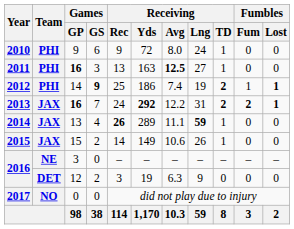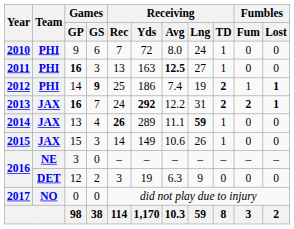(119, 50) 9 -> (119, 50) 7
(97, 141) 2 -> (97, 141) 3
